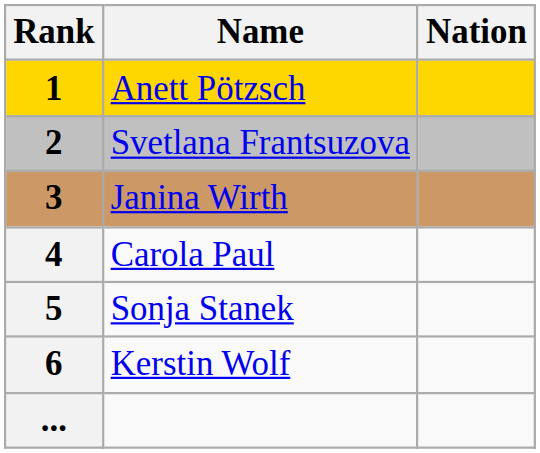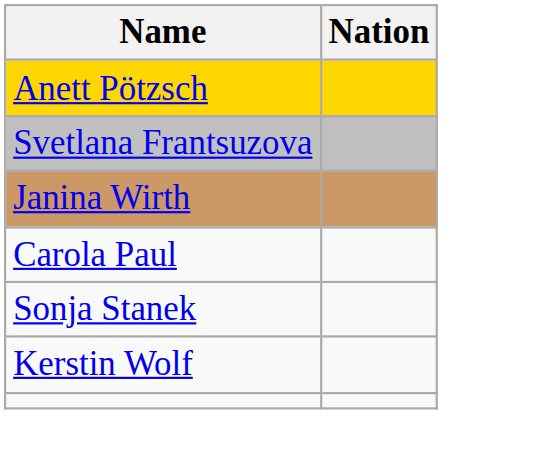- column: (54, 32)
